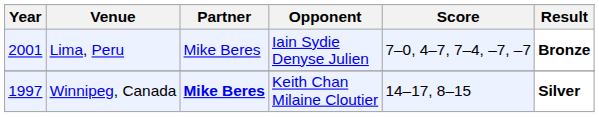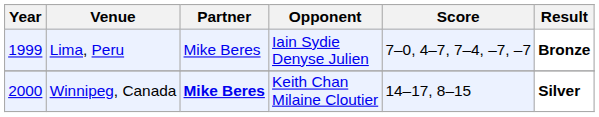(25, 50) 2001 -> (25, 50) 1999
(25, 91) 1997 -> (25, 91) 2000
